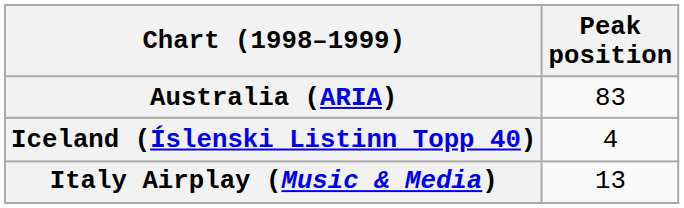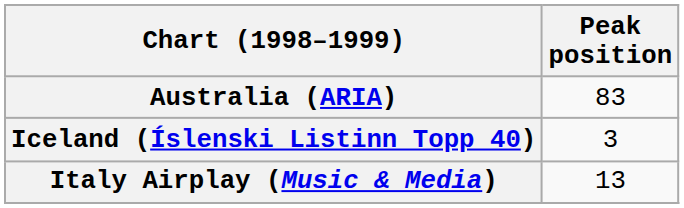(610, 140) 4 -> (610, 140) 3
